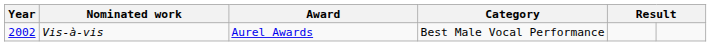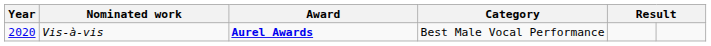(22, 32) 2002 -> (22, 32) 2020
(272, 32) normal -> (272, 32) bold
